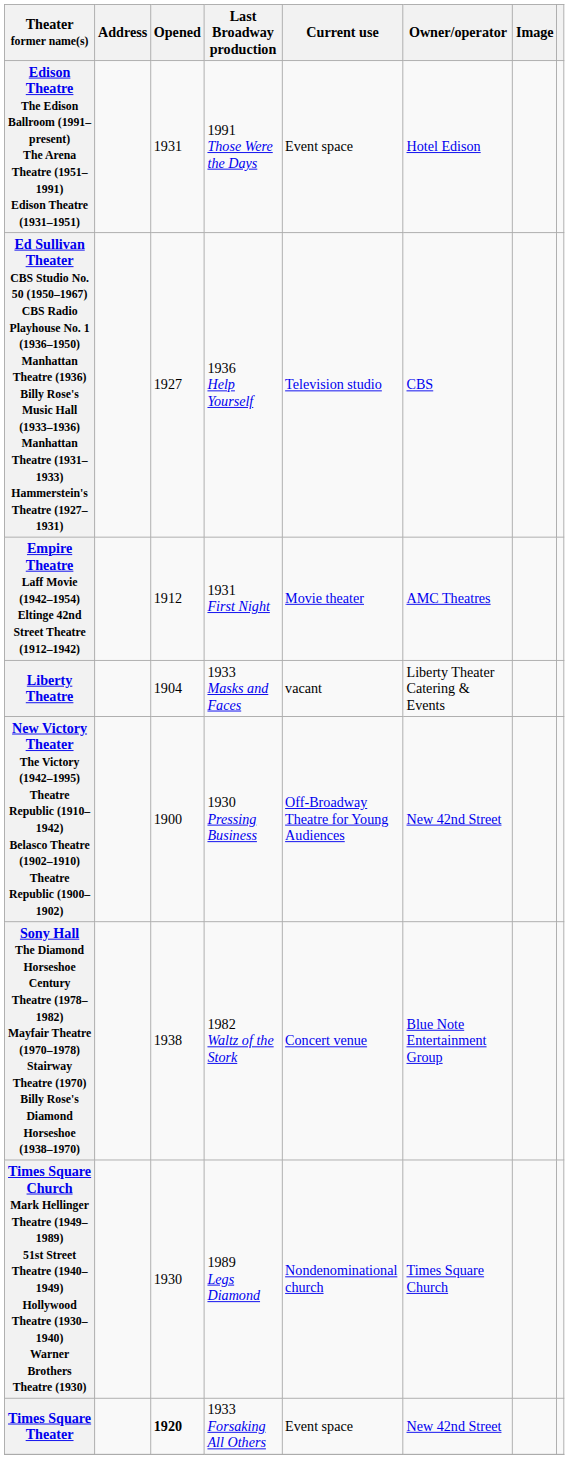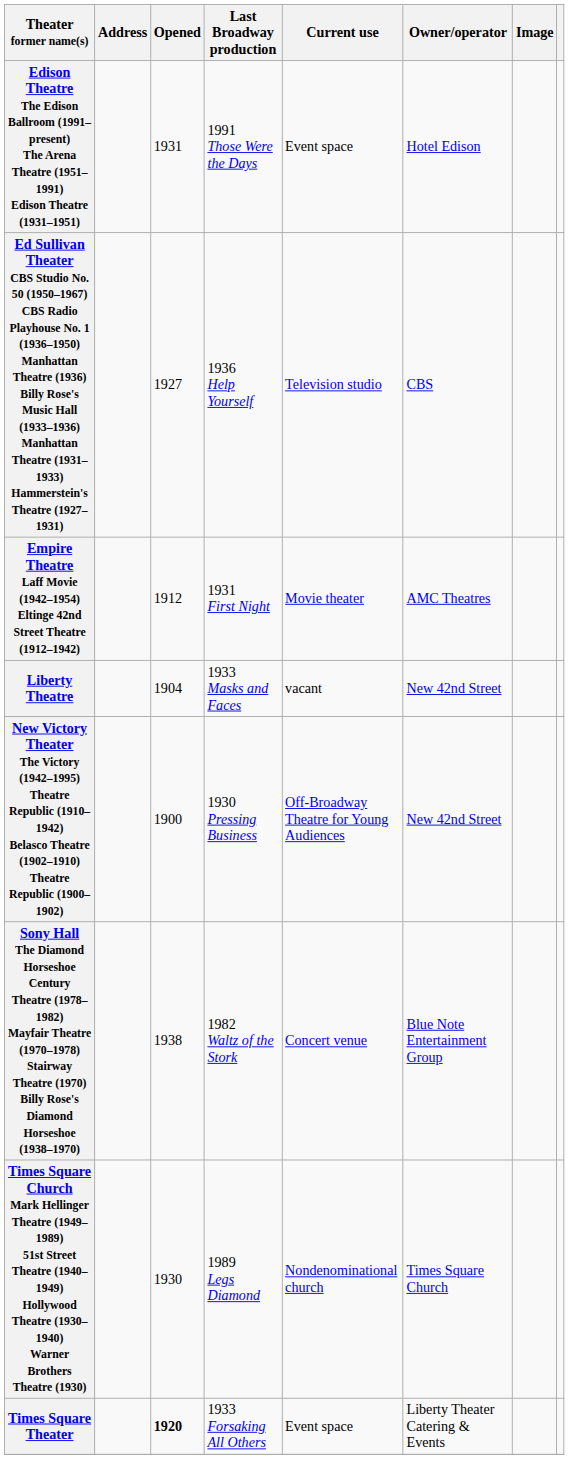(451, 688) Liberty Theater Catering & Events -> (454, 688) New 42nd Street
(454, 1426) New 42nd Street -> (451, 1426) Liberty Theater Catering & Events
